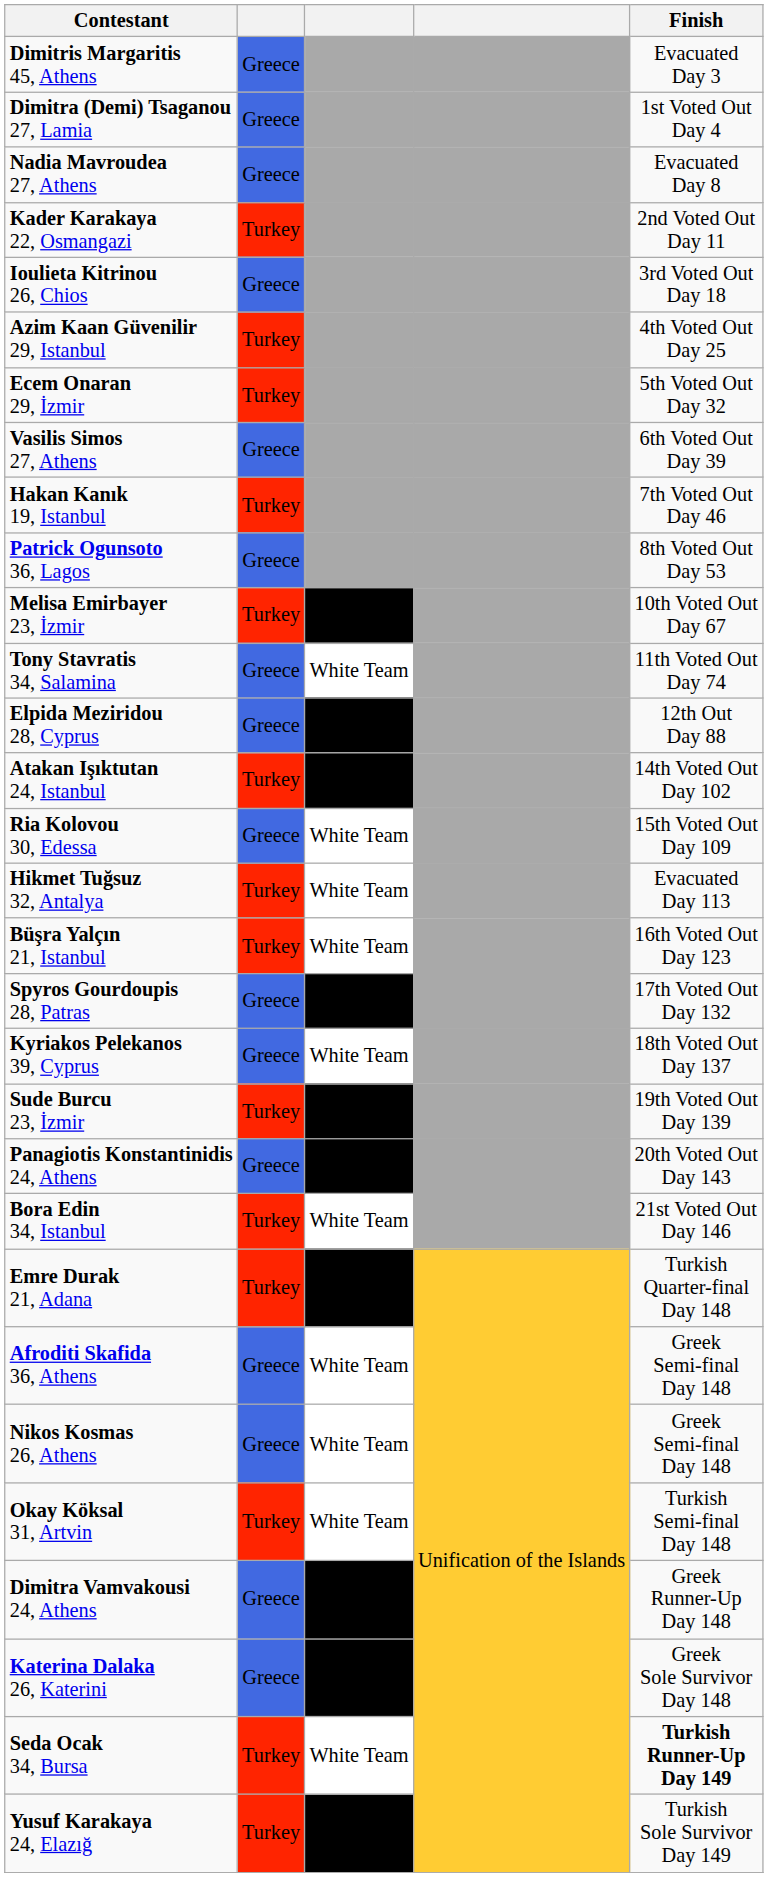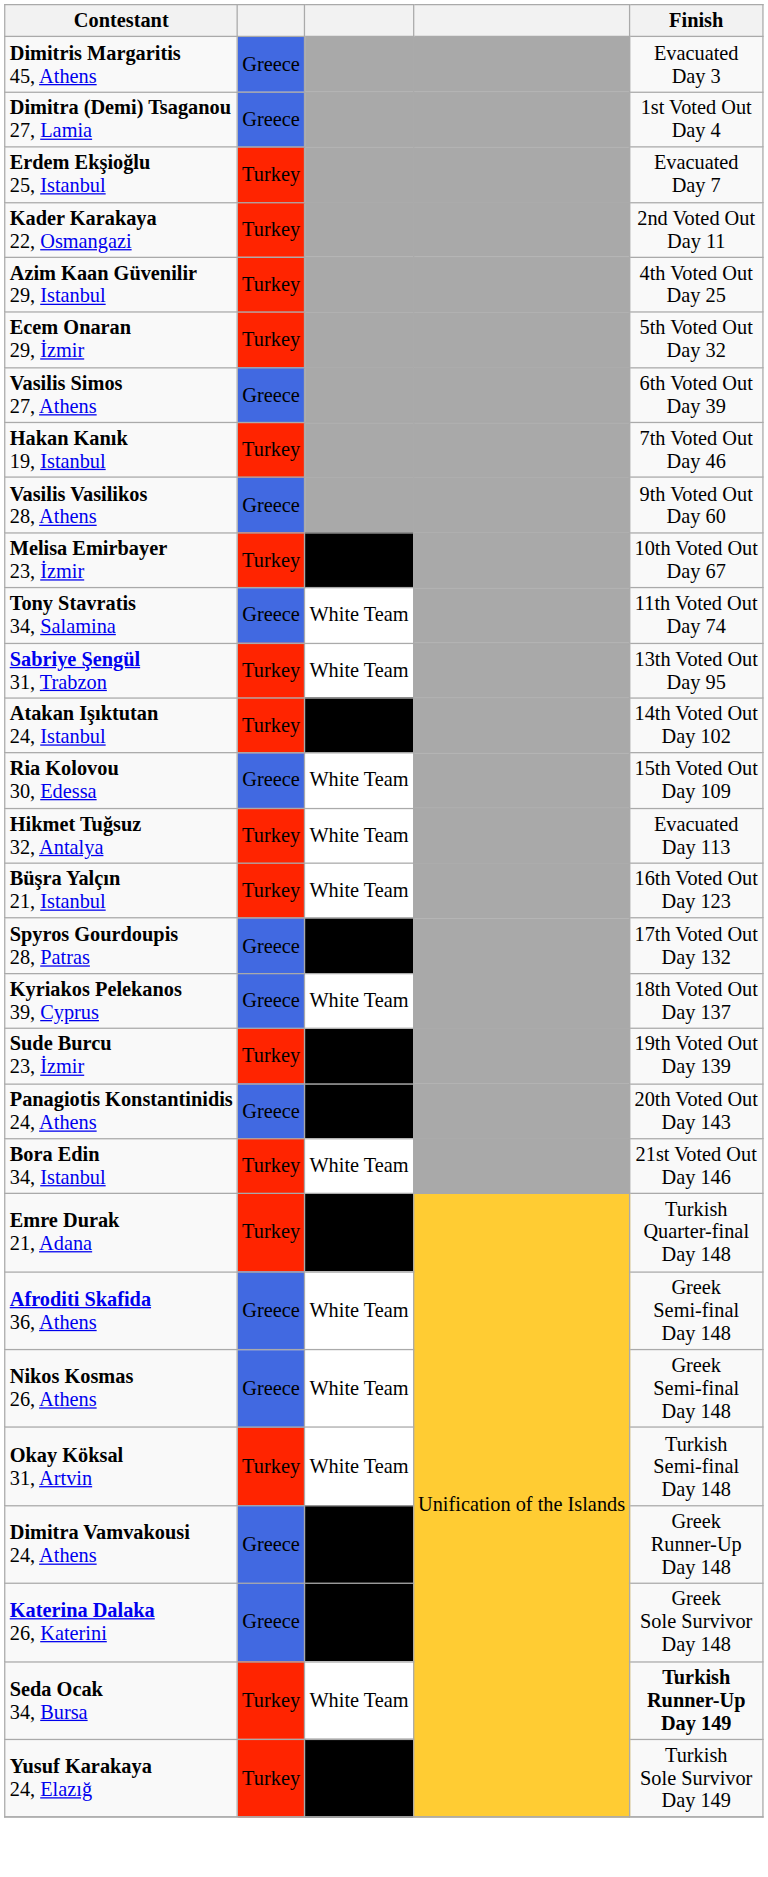+ row: (80, 174)
- row: (88, 174)
- row: (83, 284)
- row: (86, 560)
+ row: (79, 504)
- row: (86, 725)
+ row: (75, 670)
